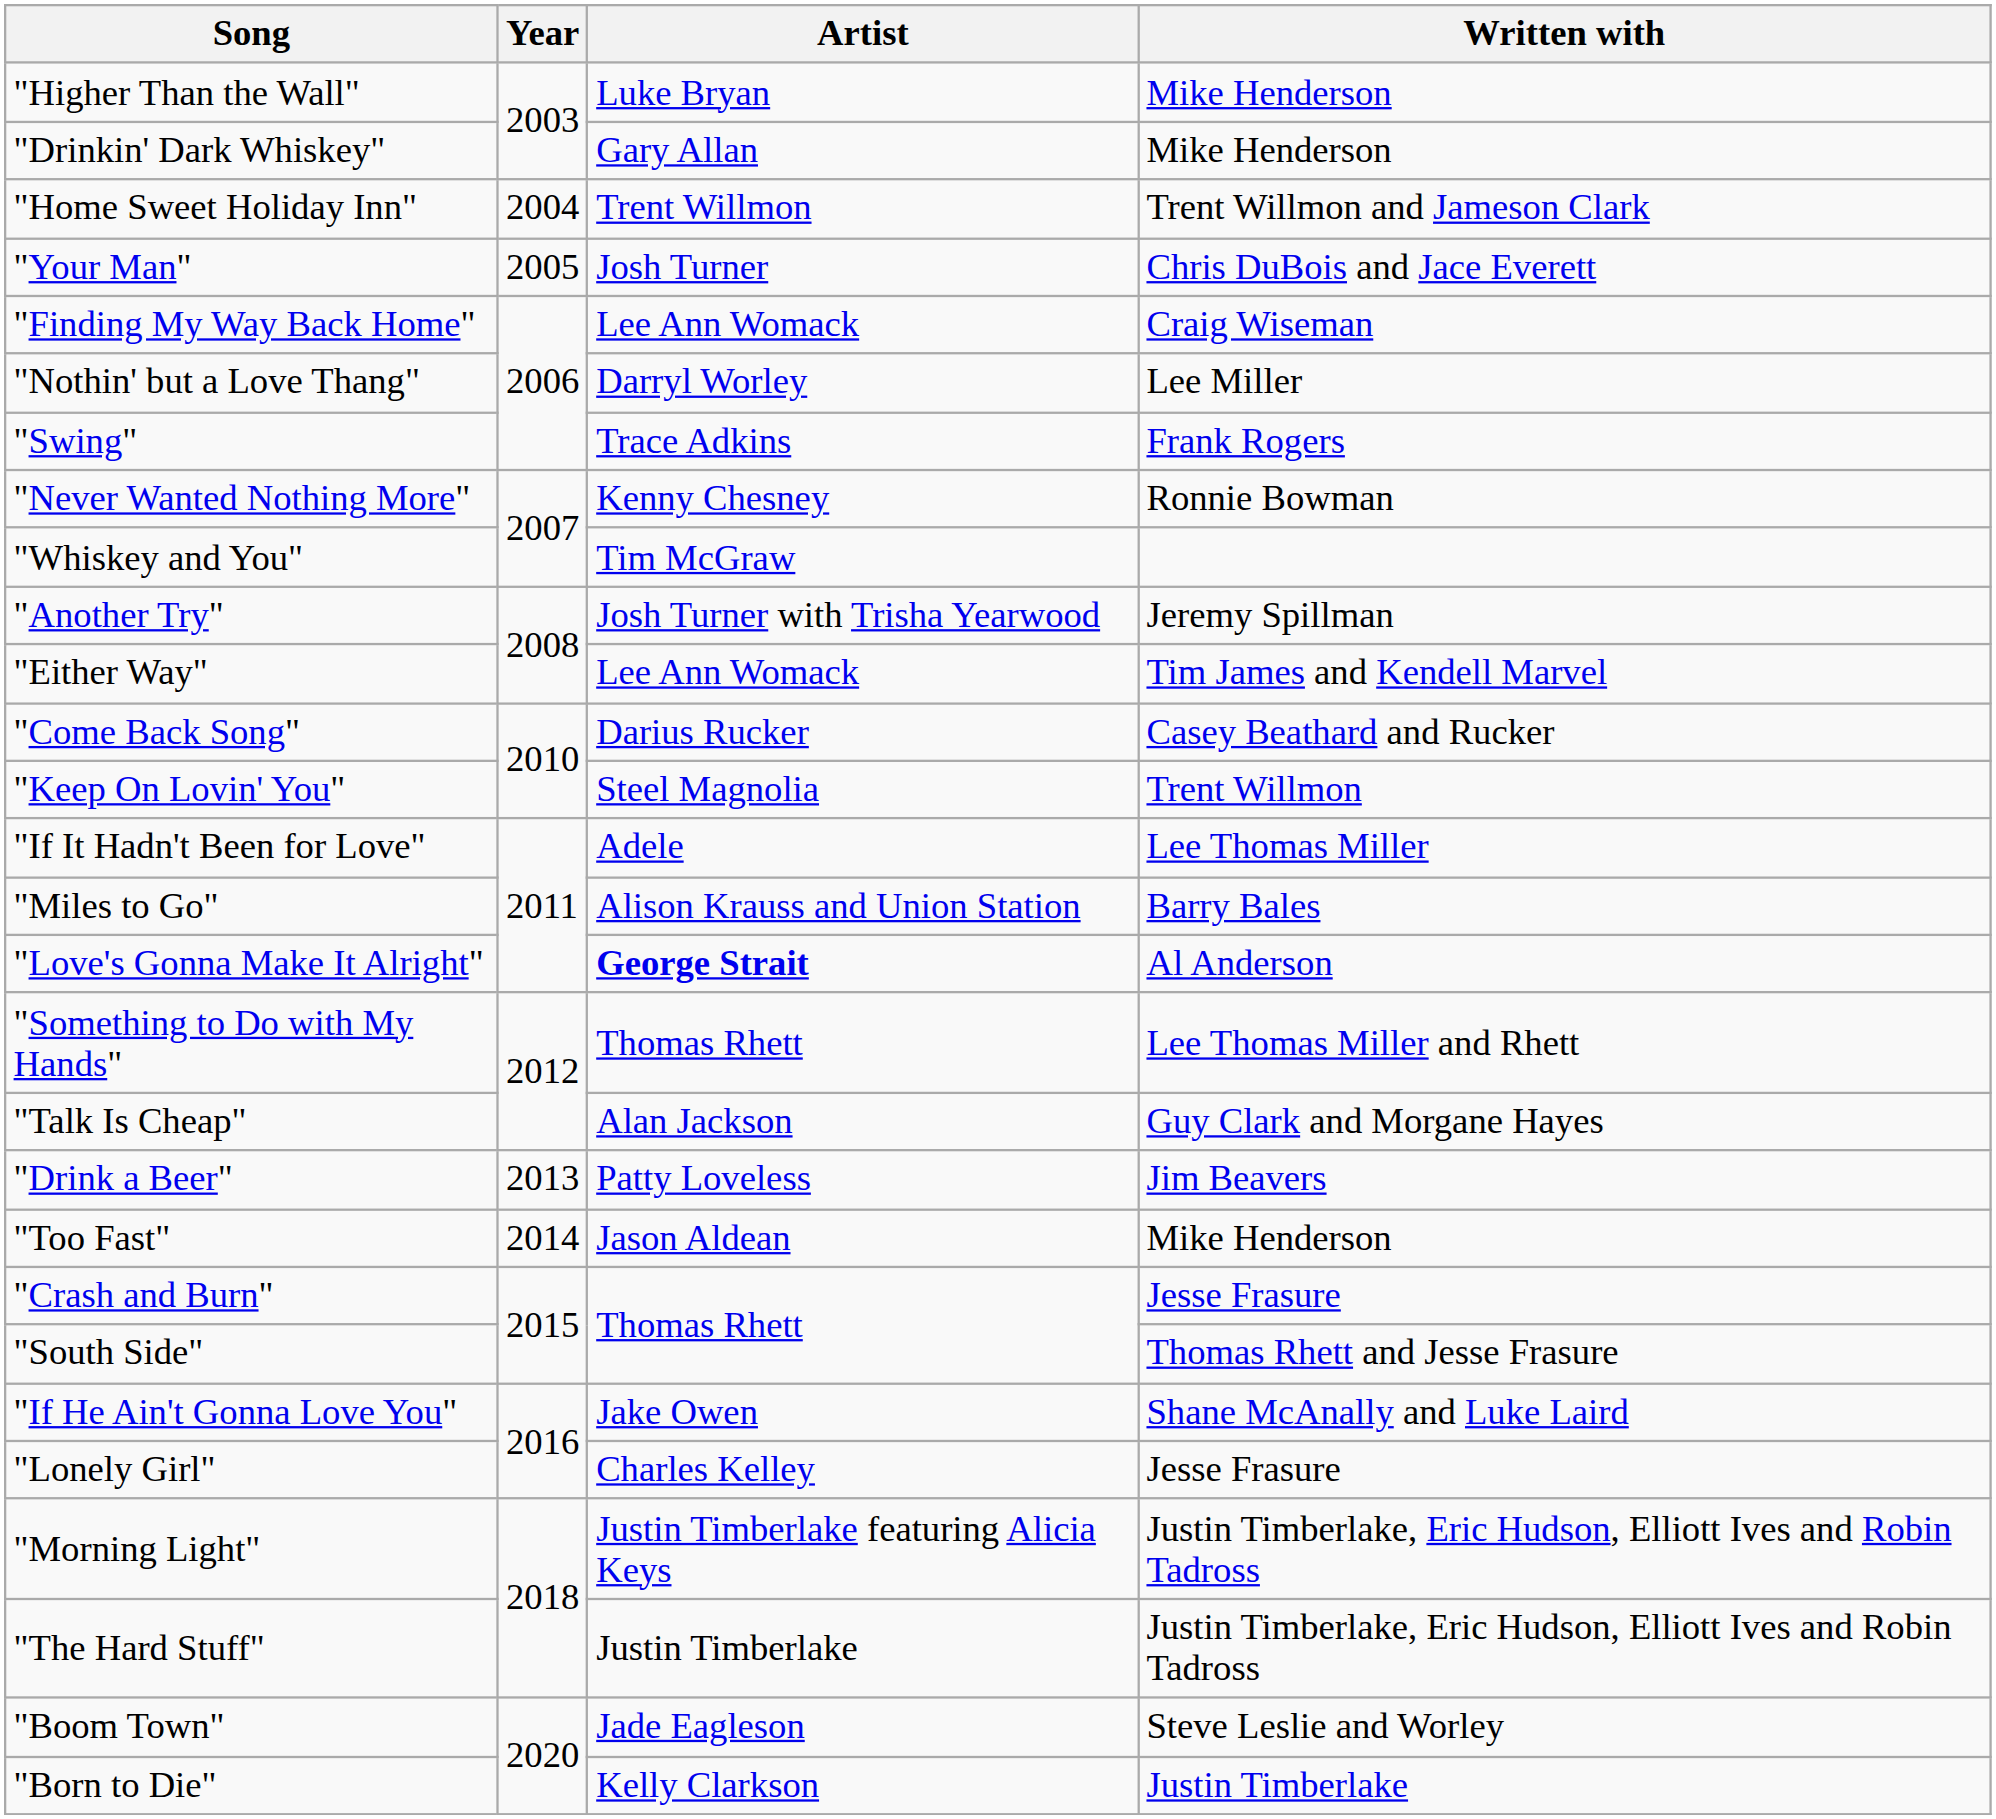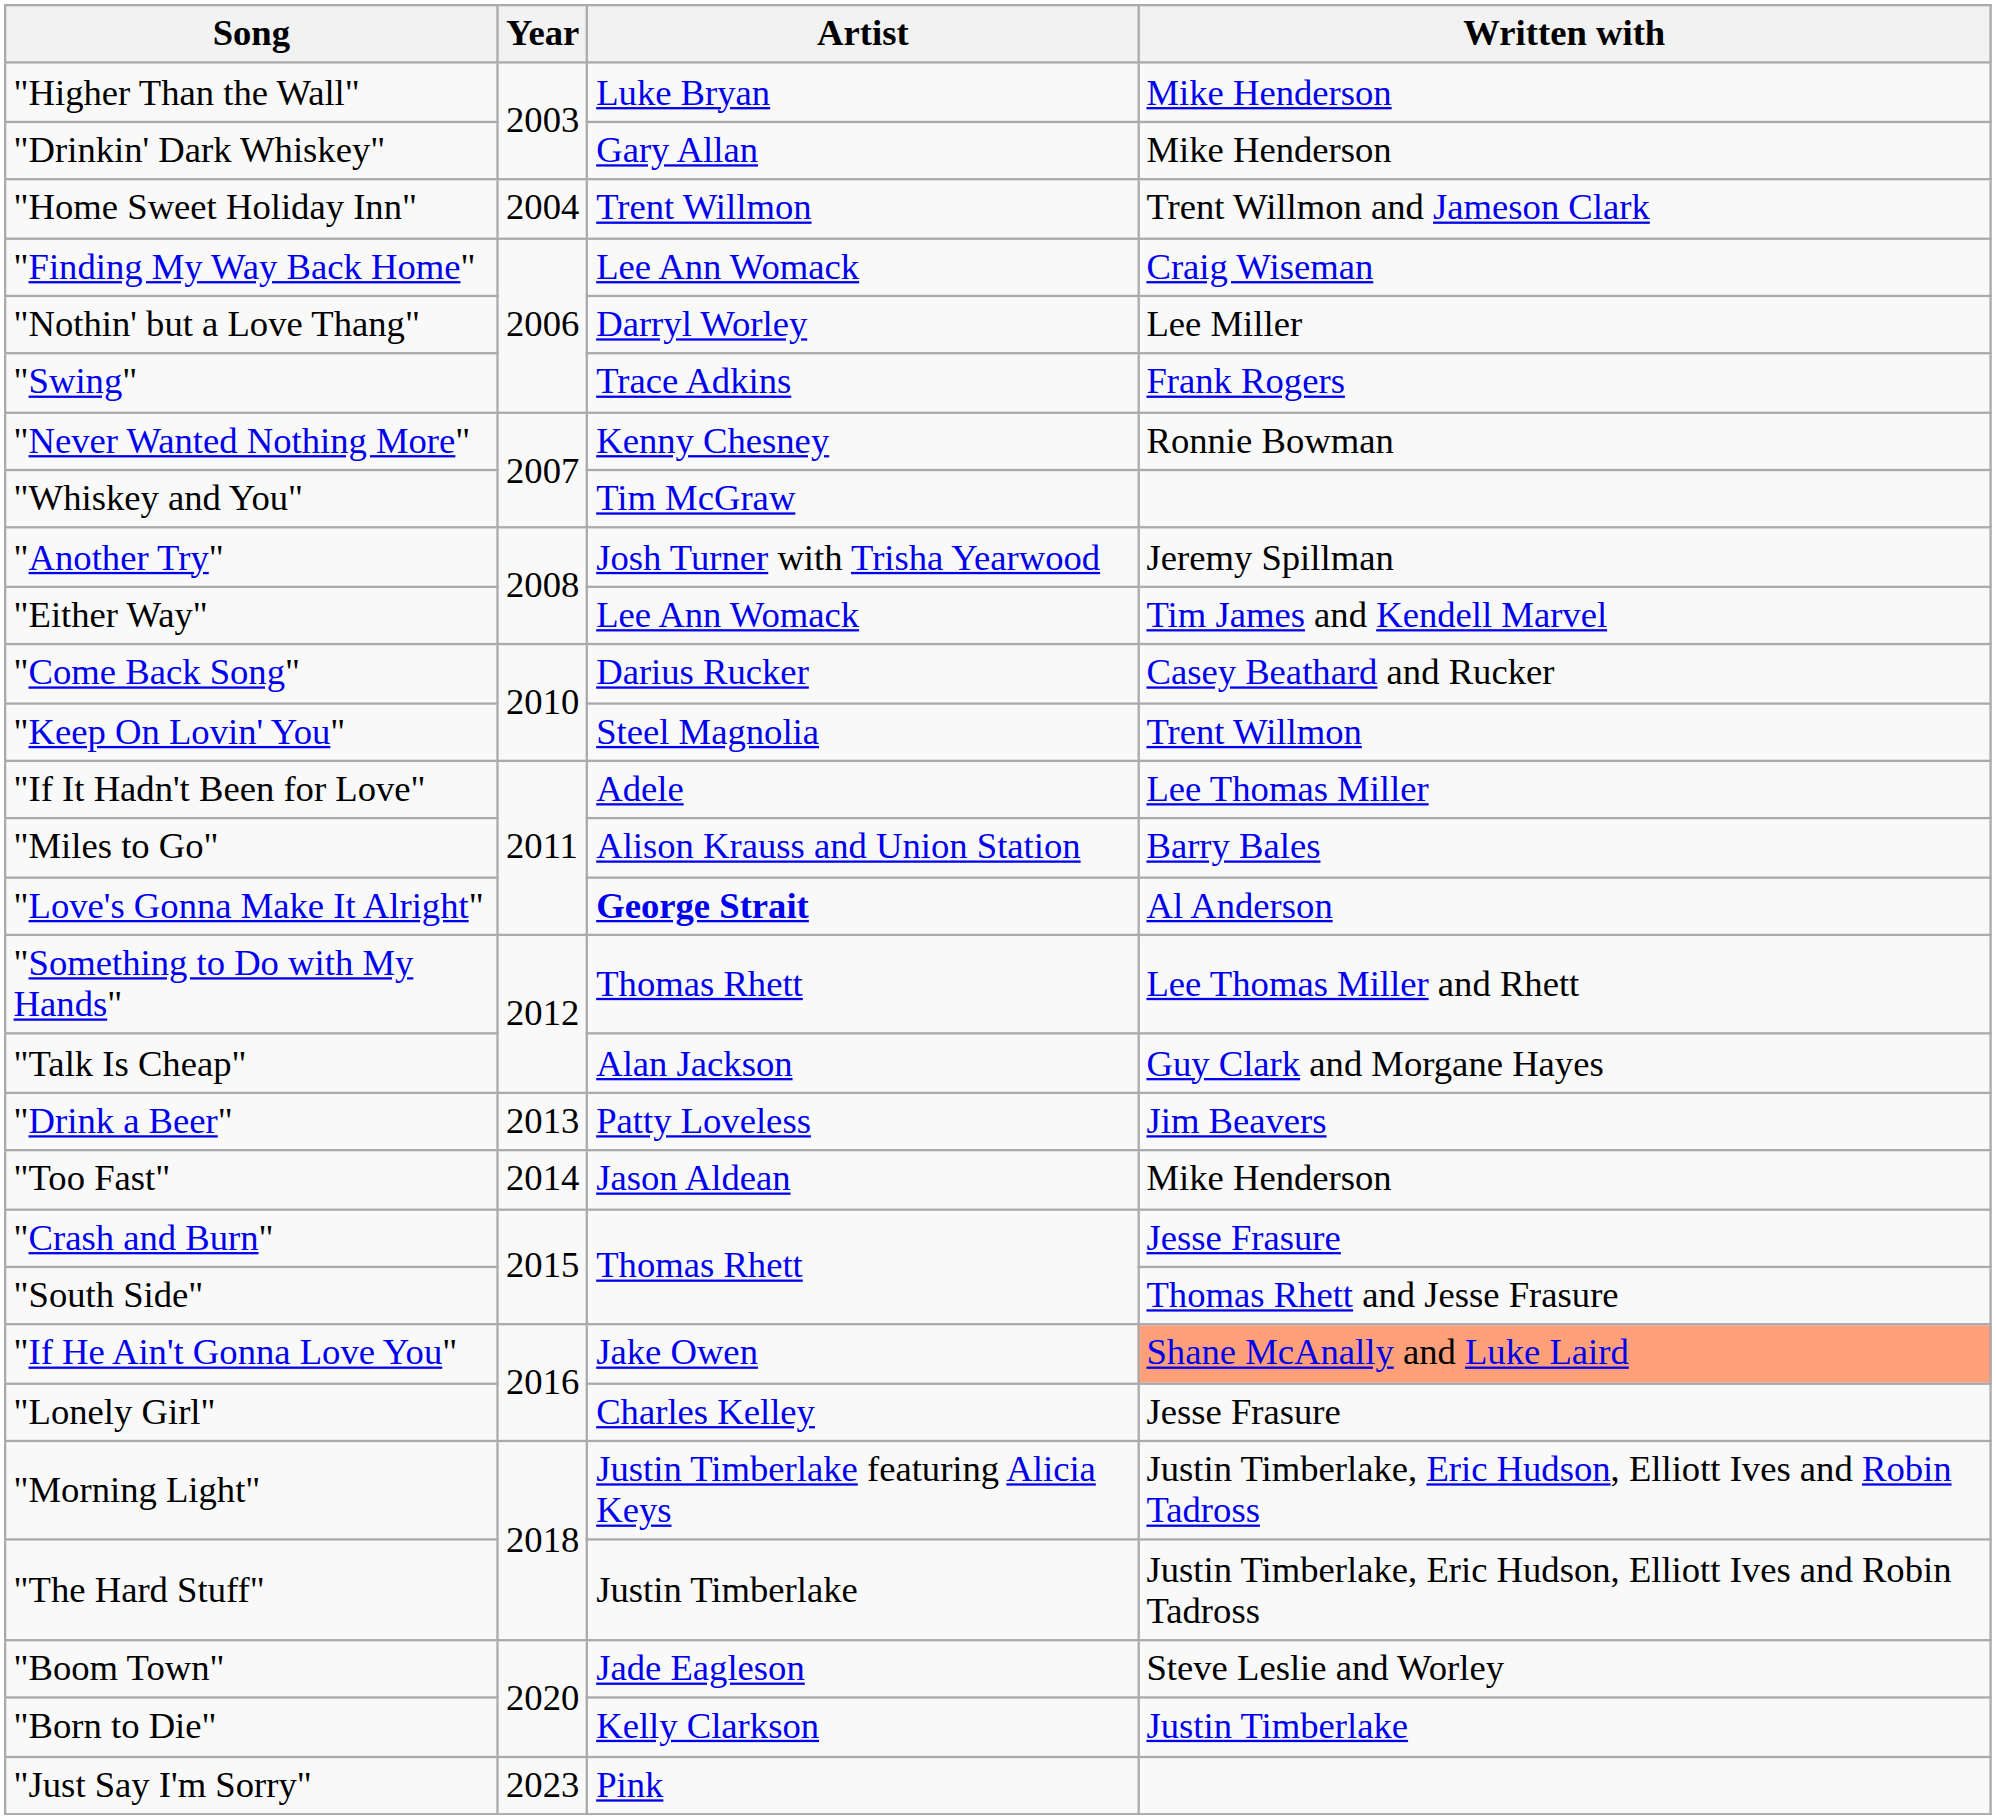- row: (103, 265)
(1388, 1411) no background -> (1388, 1353) lightsalmon background
+ row: (163, 1784)
